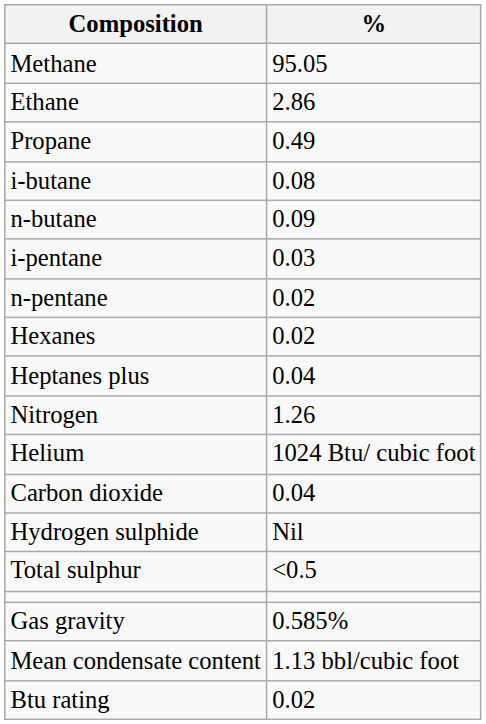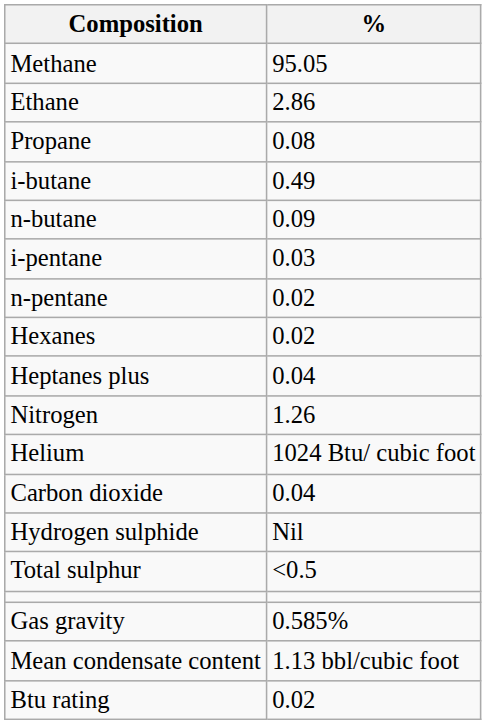(294, 141) 0.49 -> (294, 141) 0.08
(294, 180) 0.08 -> (294, 180) 0.49
